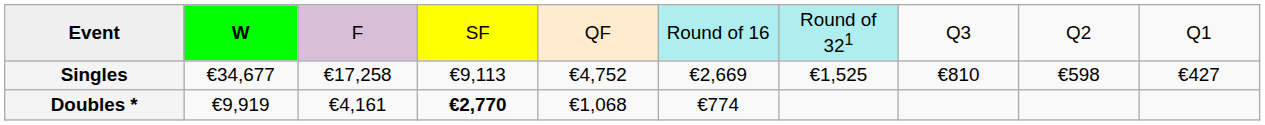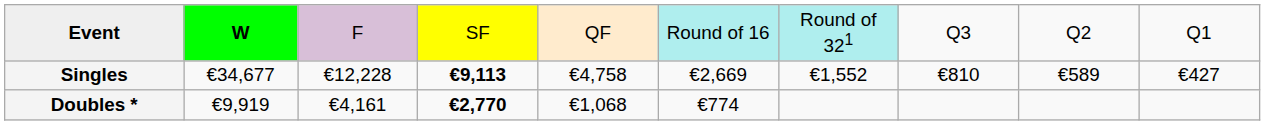(358, 76) €17,258 -> (358, 76) €12,228
(478, 76) normal -> (478, 76) bold
(598, 76) €4,752 -> (598, 76) €4,758
(838, 76) €1,525 -> (838, 76) €1,552
(1079, 76) €598 -> (1079, 76) €589
